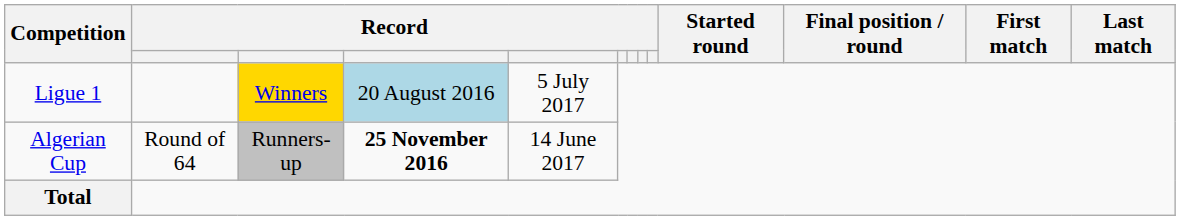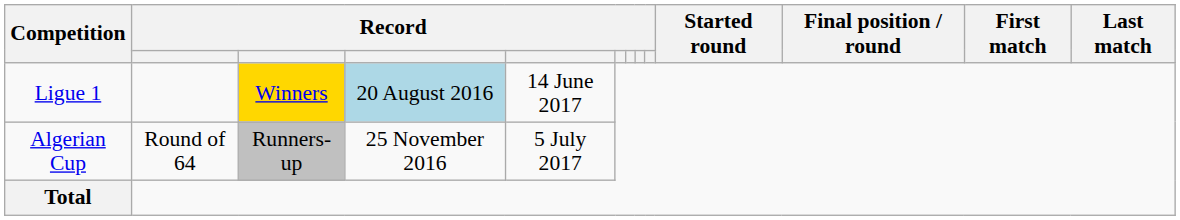(563, 92) 5 July 2017 -> (560, 92) 14 June 2017
(426, 150) bold -> (425, 150) normal
(563, 150) 14 June 2017 -> (560, 150) 5 July 2017
